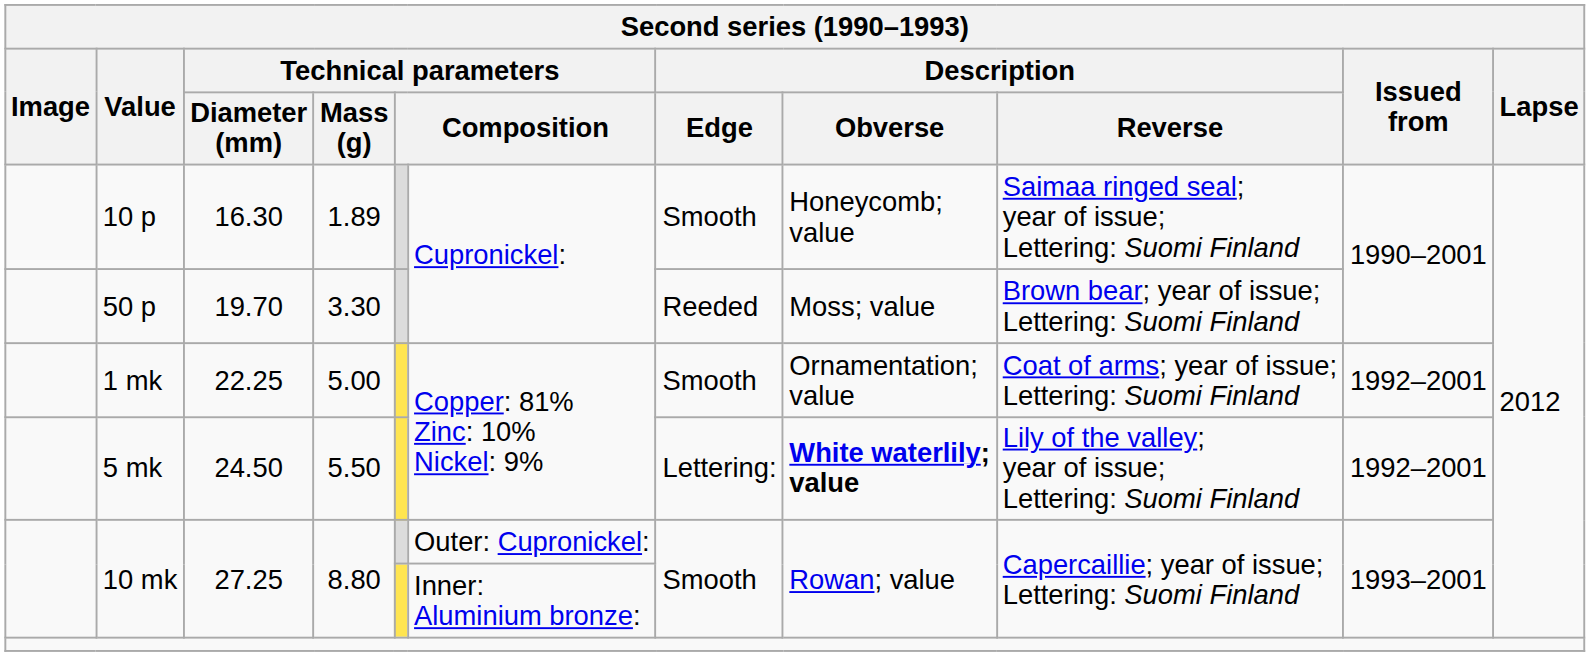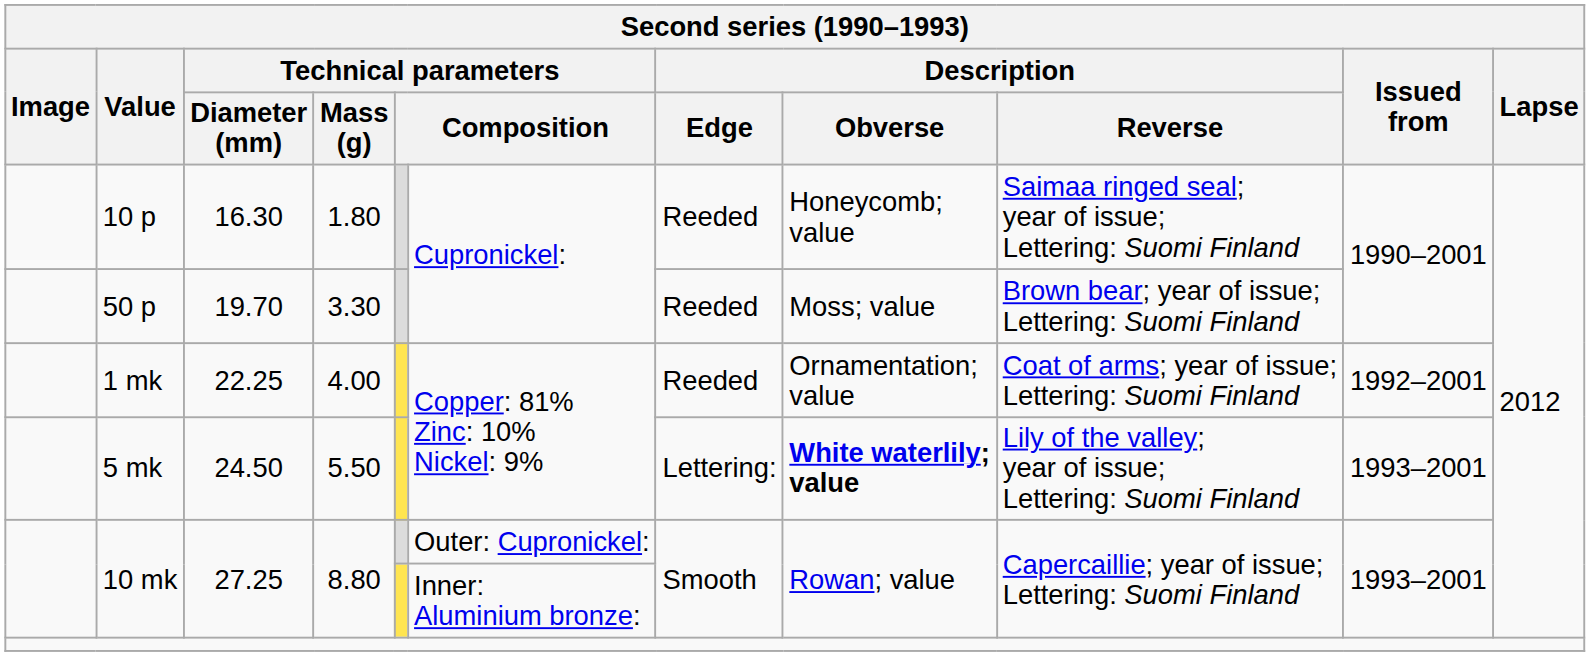(354, 217) 1.89 -> (354, 217) 1.80
(710, 217) Smooth -> (710, 217) Reeded
(354, 379) 5.00 -> (354, 379) 4.00
(710, 379) Smooth -> (710, 379) Reeded
(1418, 468) 1992–2001 -> (1418, 468) 1993–2001
